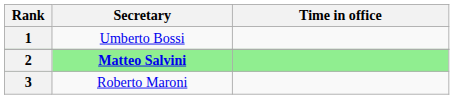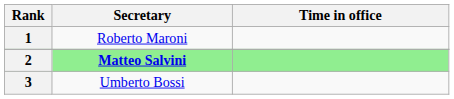(142, 37) Umberto Bossi -> (142, 37) Roberto Maroni
(142, 82) Roberto Maroni -> (142, 82) Umberto Bossi
